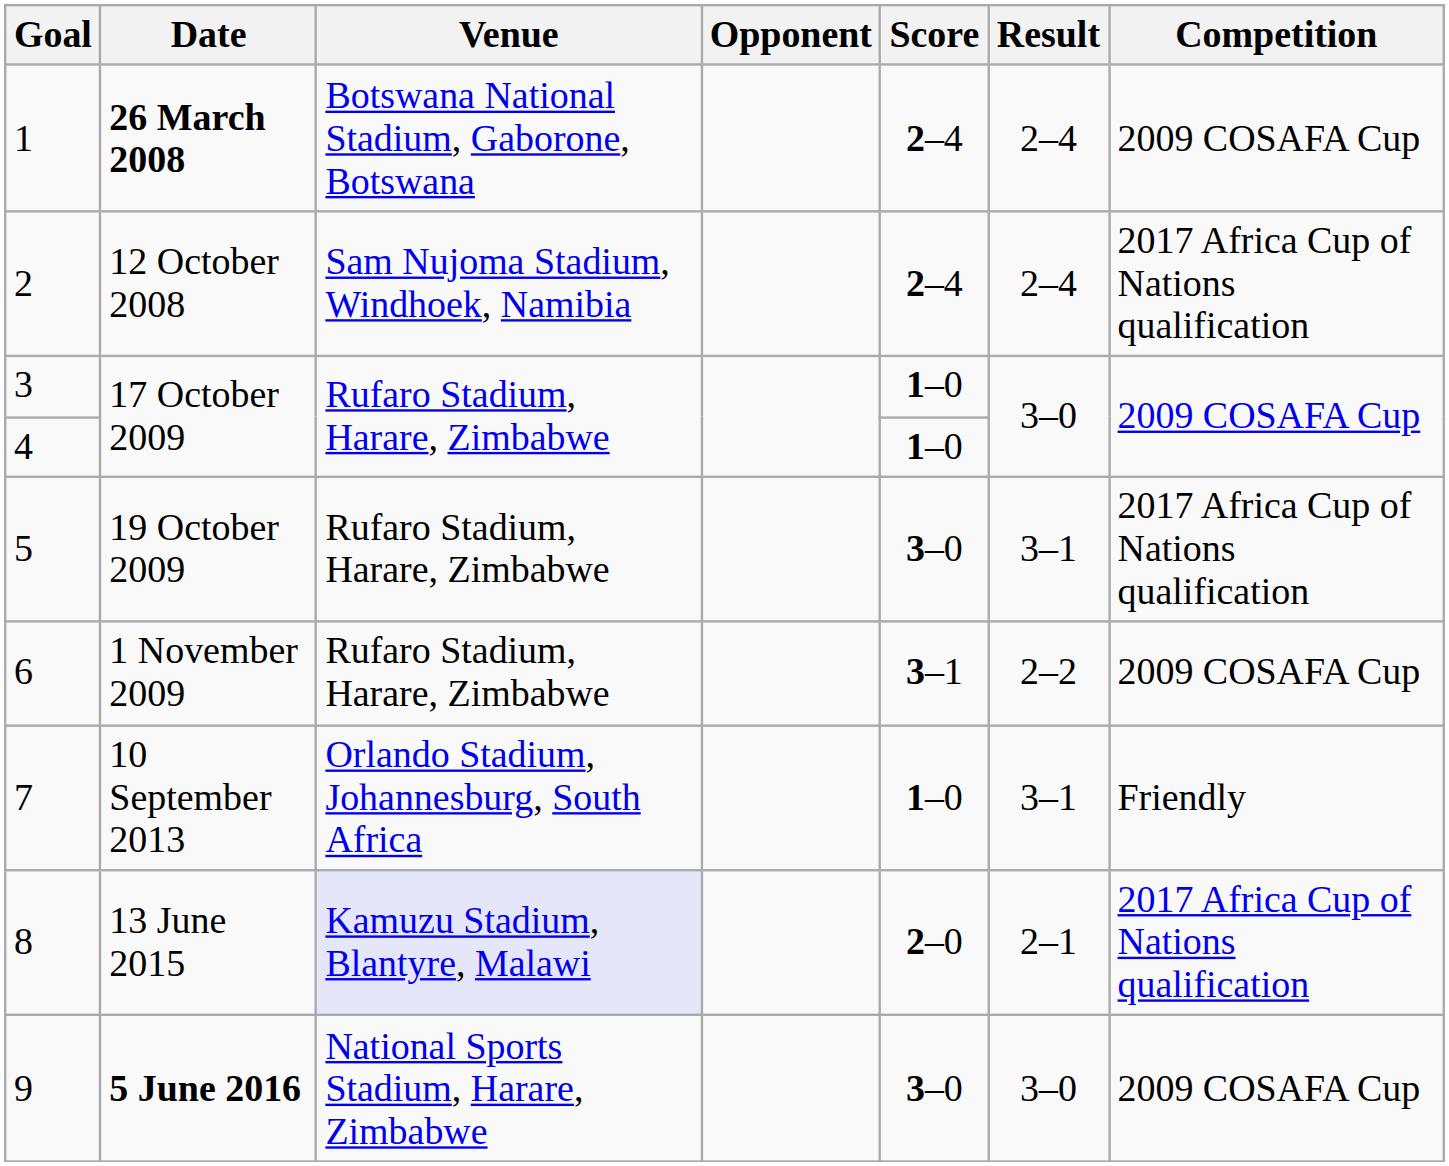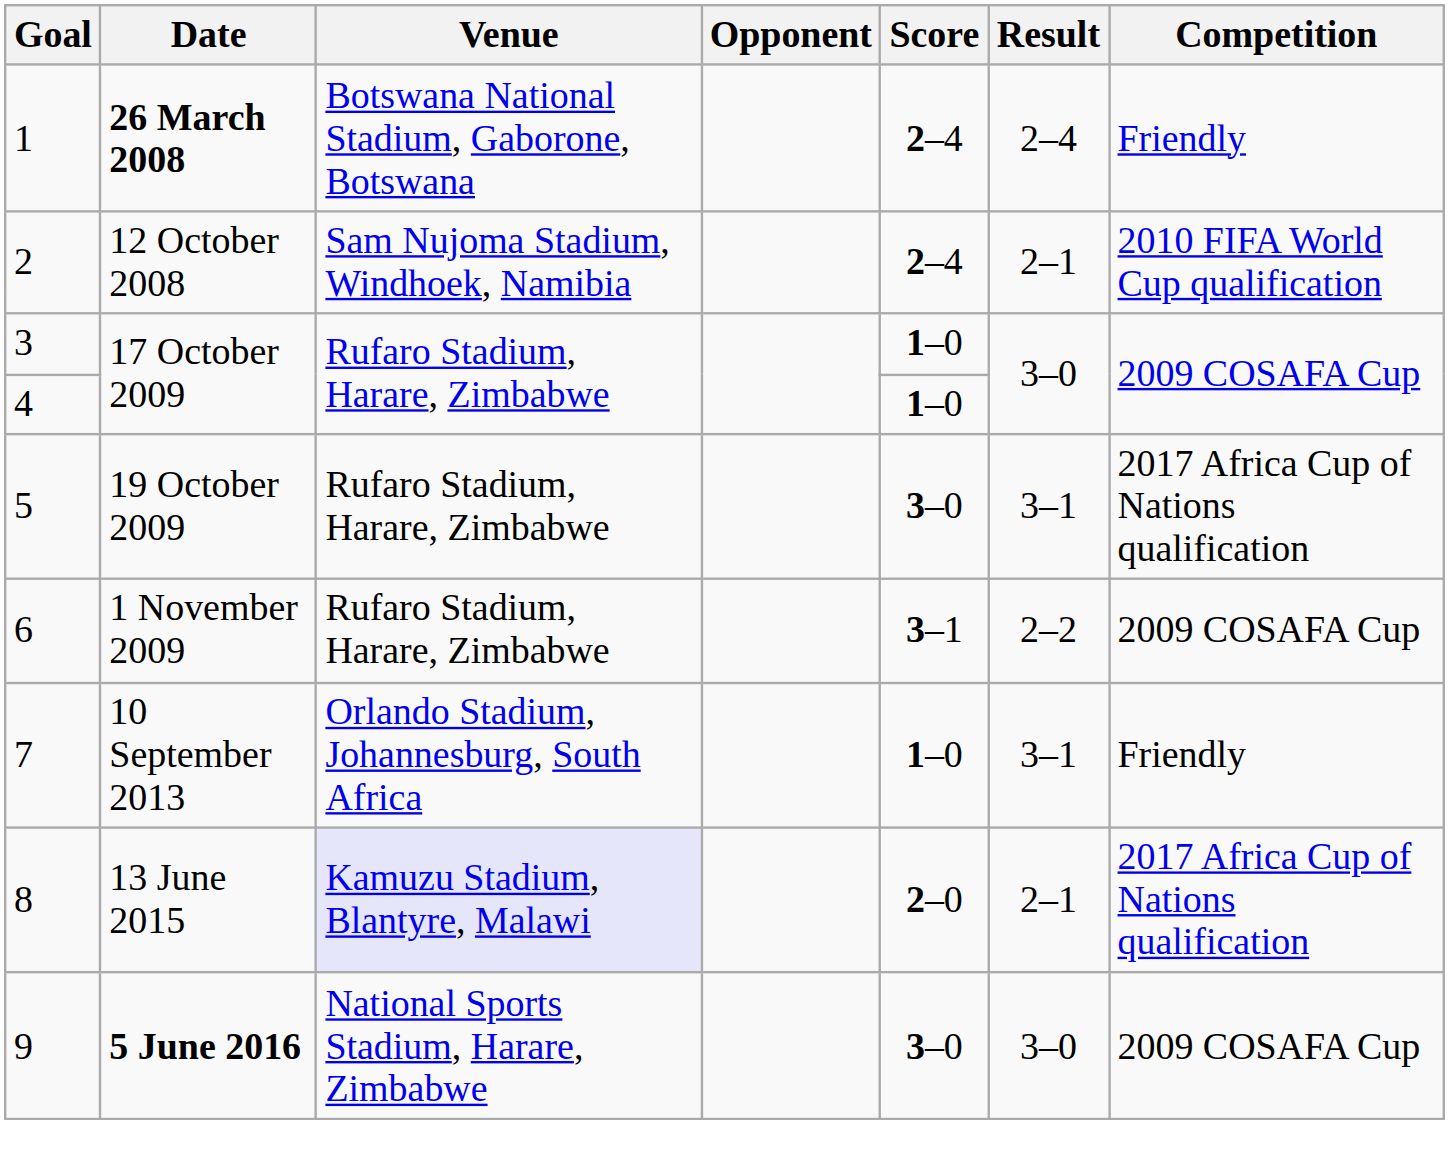(1269, 137) 2009 COSAFA Cup -> (1182, 137) Friendly
(1048, 282) 2–4 -> (1048, 261) 2–1
(1264, 282) 2017 Africa Cup of Nations qualification -> (1250, 261) 2010 FIFA World Cup qualification
